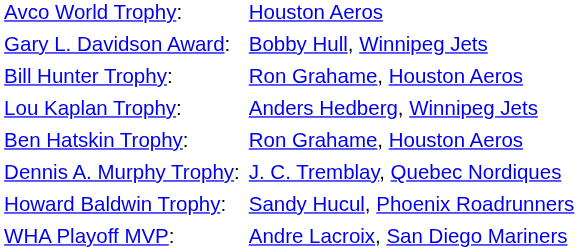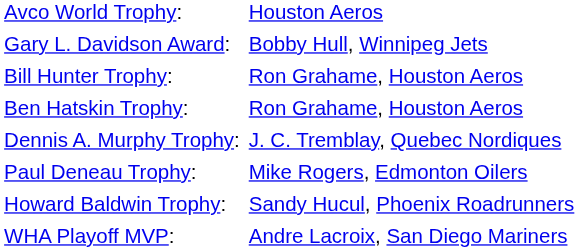- row: (93, 108)
+ row: (100, 172)
